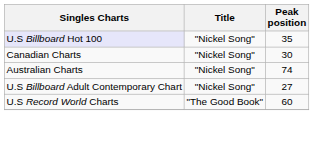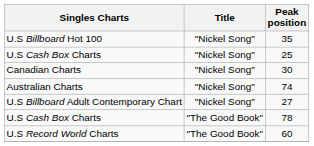(54, 39) lavender background -> (54, 39) no background
+ row: (287, 54)
+ row: (287, 117)
